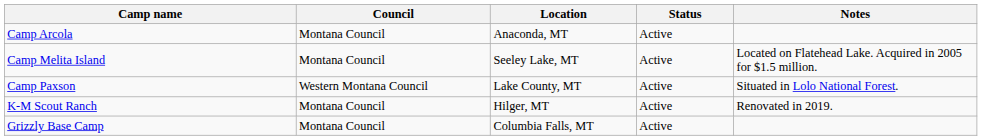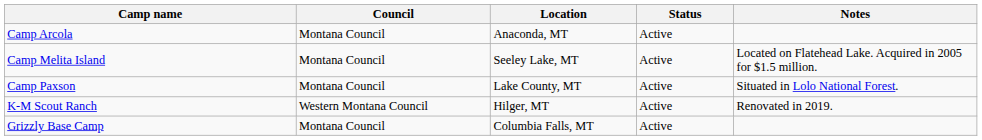(363, 86) Western Montana Council -> (342, 86) Montana Council
(342, 106) Montana Council -> (363, 106) Western Montana Council
